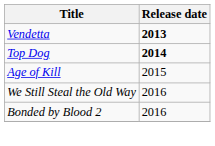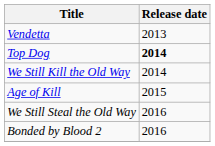(154, 33) bold -> (154, 33) normal
+ row: (69, 72)
